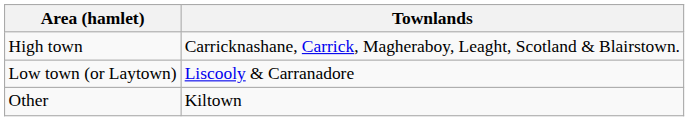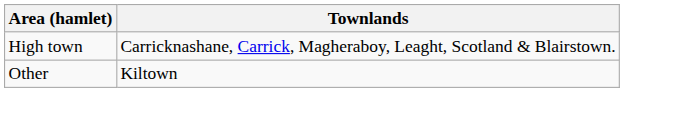- row: (93, 73)
